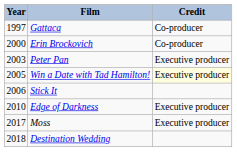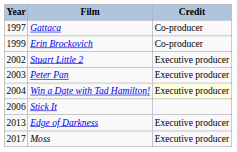(16, 44) 2000 -> (16, 44) 1999
+ row: (57, 59)
(16, 75) 2005 -> (16, 91) 2004
(16, 107) 2010 -> (16, 123) 2013
- row: (70, 138)
